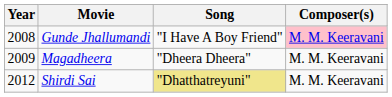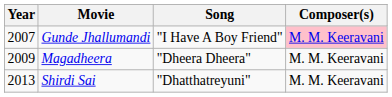(21, 37) 2008 -> (21, 37) 2007
(21, 80) 2012 -> (21, 80) 2013
(204, 80) khaki background -> (204, 80) no background
